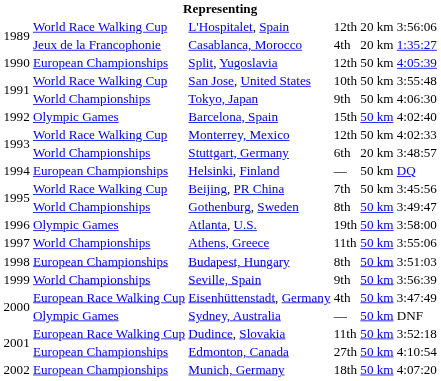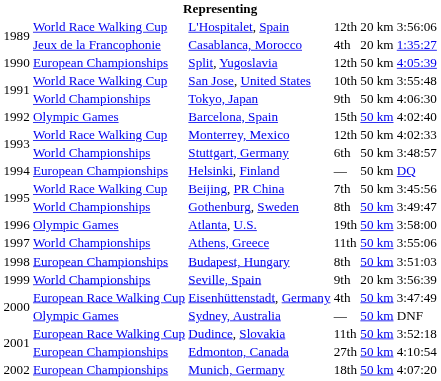(377, 153) 20 km -> (377, 153) 50 km
(377, 279) 50 km -> (377, 279) 20 km
